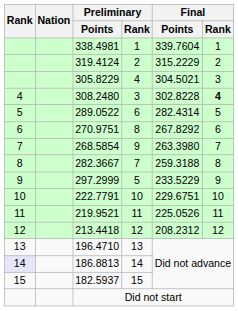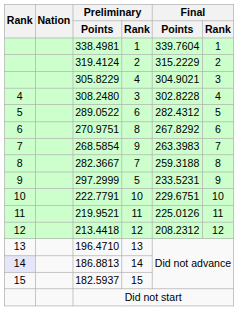(177, 79) 304.5021 -> (177, 79) 304.9021
(218, 96) bold -> (218, 96) normal
(177, 113) 282.4314 -> (177, 113) 282.4312
(177, 146) 263.3980 -> (177, 146) 263.3983
(177, 180) 233.5229 -> (177, 180) 233.5231
(177, 213) 225.0526 -> (177, 213) 225.0126
